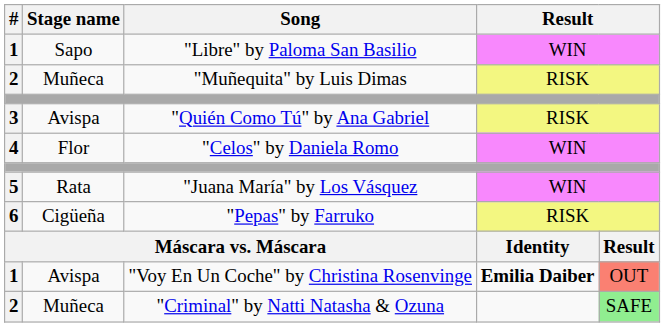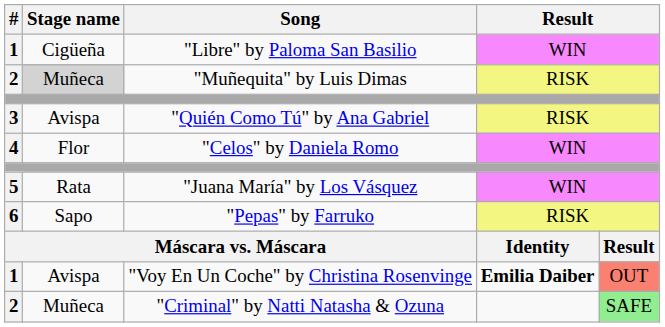(73, 49) Sapo -> (73, 49) Cigüeña
(73, 79) no background -> (73, 79) lightgrey background
(73, 216) Cigüeña -> (73, 216) Sapo
